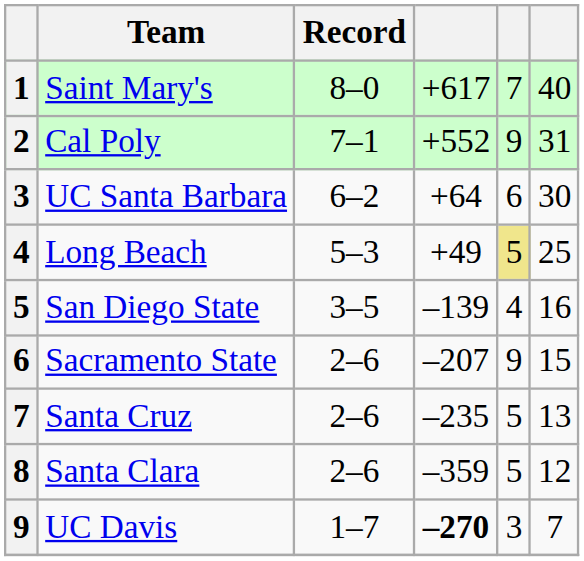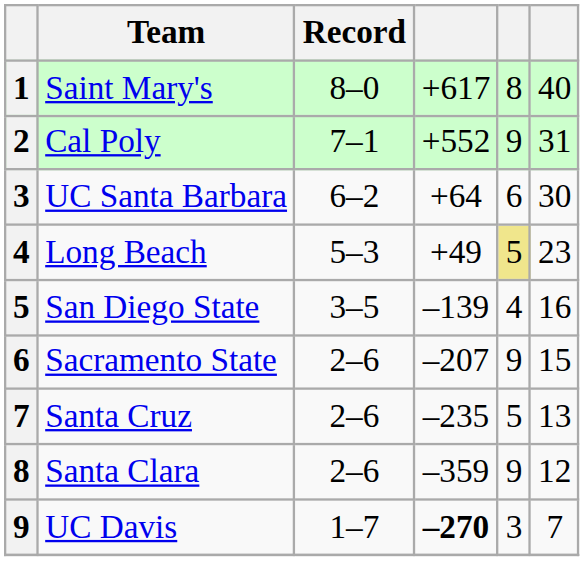(514, 87) 7 -> (514, 87) 8
(555, 251) 25 -> (555, 251) 23
(514, 471) 5 -> (514, 471) 9
